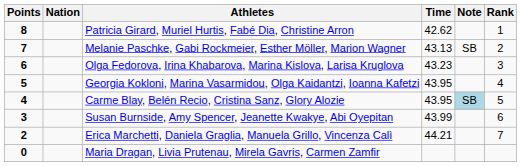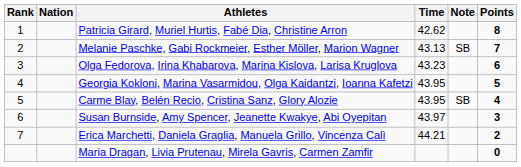columns swapped: (500, 13) <-> (24, 13)
(469, 100) lightblue background -> (463, 100) no background
(438, 118) 43.99 -> (432, 118) 43.97
